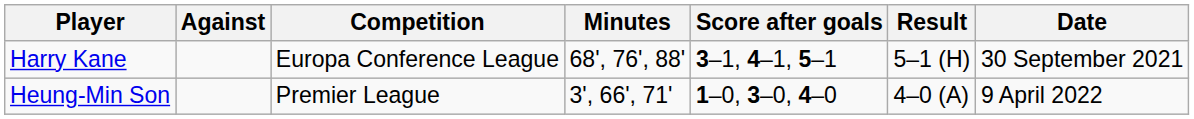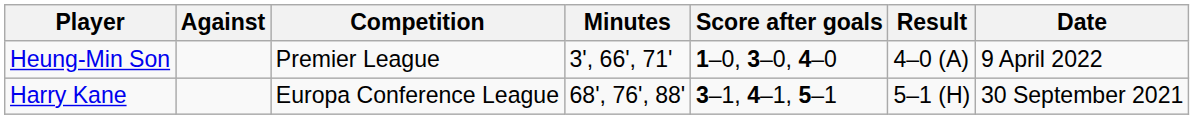rows swapped: (68, 59) <-> (90, 95)
